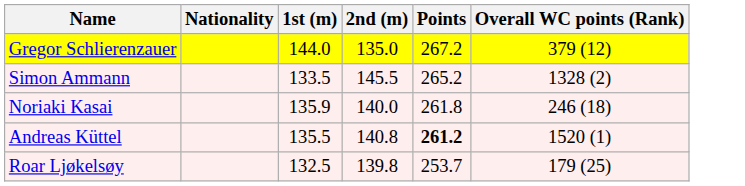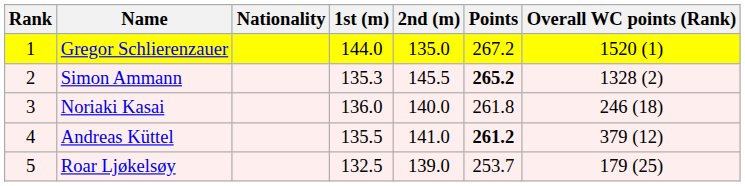+ column: (31, 19)
(580, 48) 379 (12) -> (631, 48) 1520 (1)
(310, 78) 133.5 -> (362, 78) 135.3
(442, 78) normal -> (493, 78) bold
(310, 107) 135.9 -> (362, 107) 136.0
(377, 136) 140.8 -> (429, 136) 141.0
(580, 136) 1520 (1) -> (631, 136) 379 (12)
(377, 166) 139.8 -> (429, 166) 139.0
